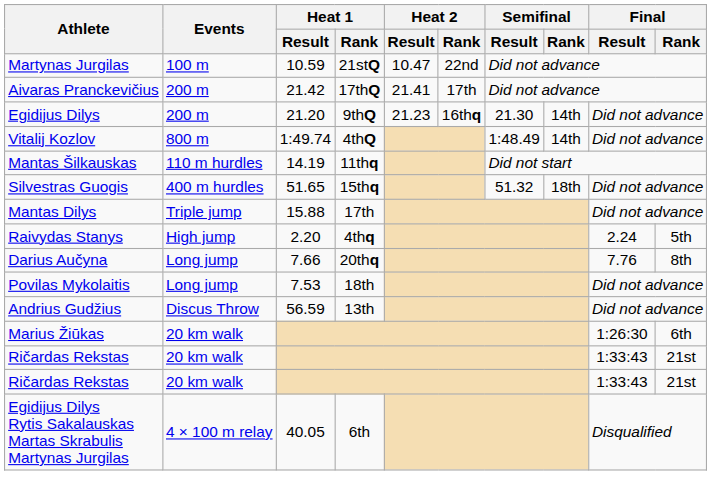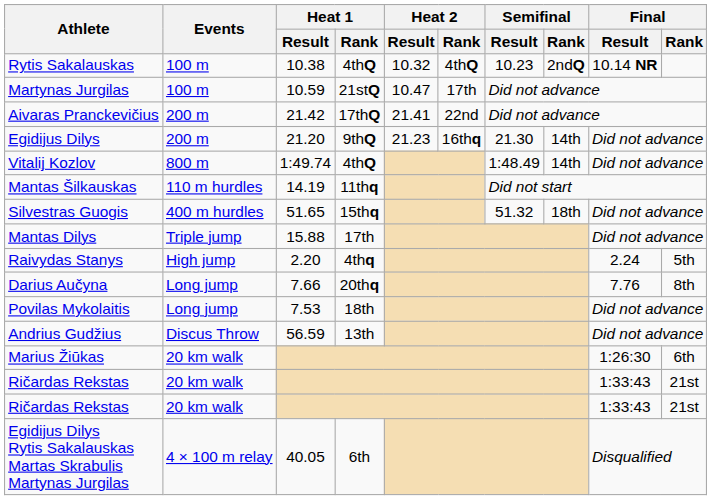+ row: (71, 66)
(462, 66) 22nd -> (462, 90) 17th
(462, 90) 17th -> (462, 114) 22nd
